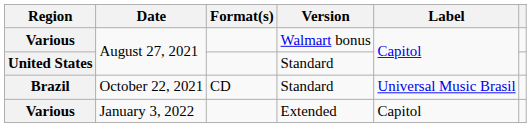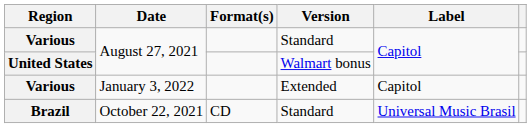(326, 39) Walmart bonus -> (307, 39) Standard
(307, 63) Standard -> (326, 63) Walmart bonus
rows swapped: (50, 87) <-> (50, 110)
